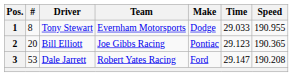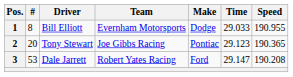(67, 28) Tony Stewart -> (62, 28) Bill Elliott
(62, 44) Bill Elliott -> (67, 44) Tony Stewart
